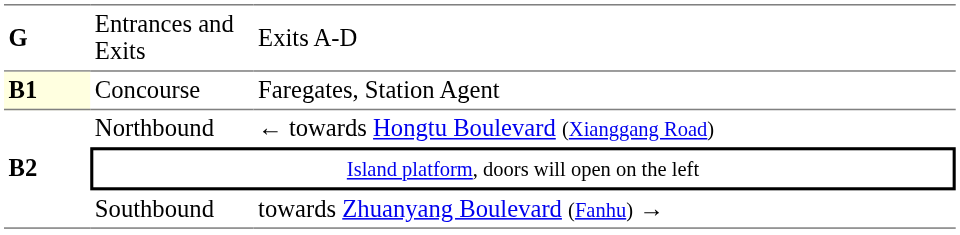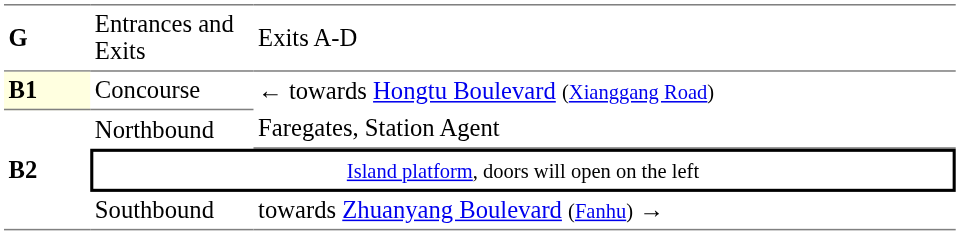(379, 89) Faregates, Station Agent -> (486, 90) ← towards Hongtu Boulevard (Xianggang Road)
(486, 128) ← towards Hongtu Boulevard (Xianggang Road) -> (379, 128) Faregates, Station Agent
